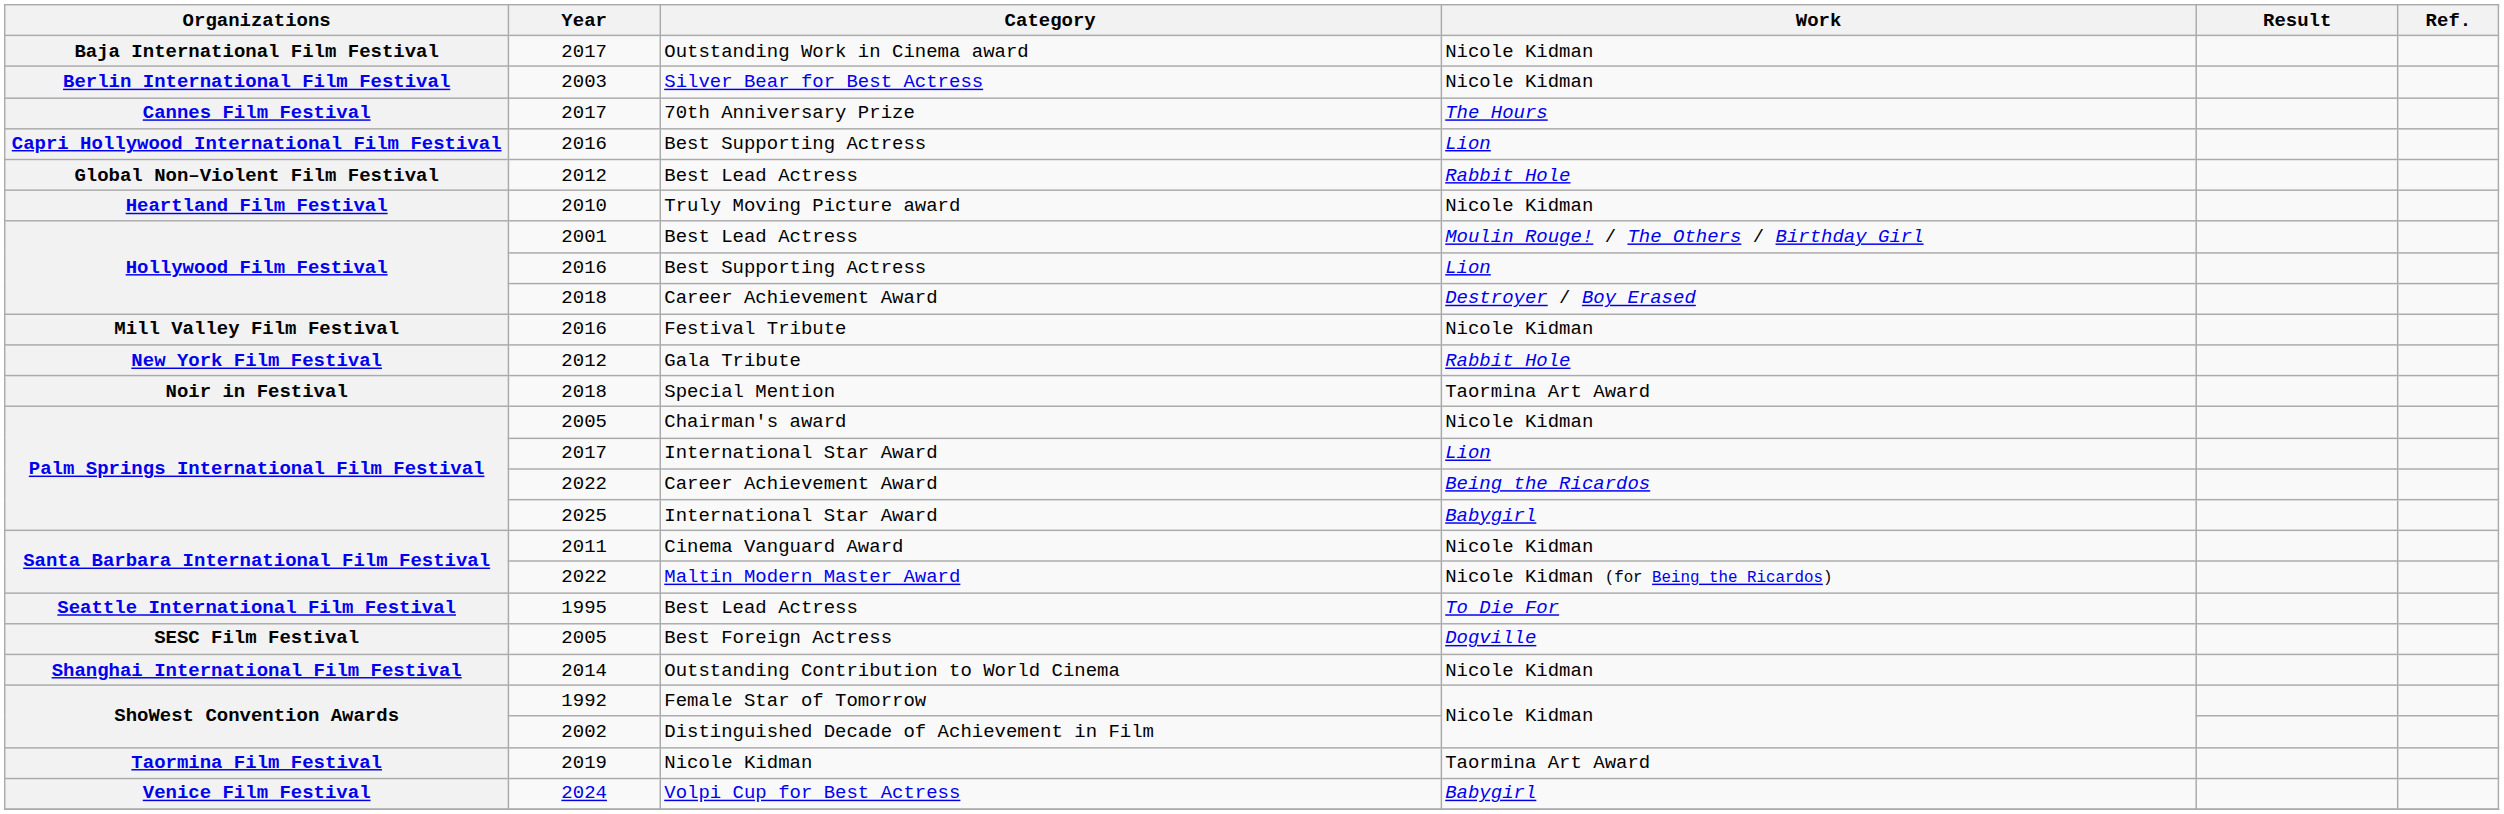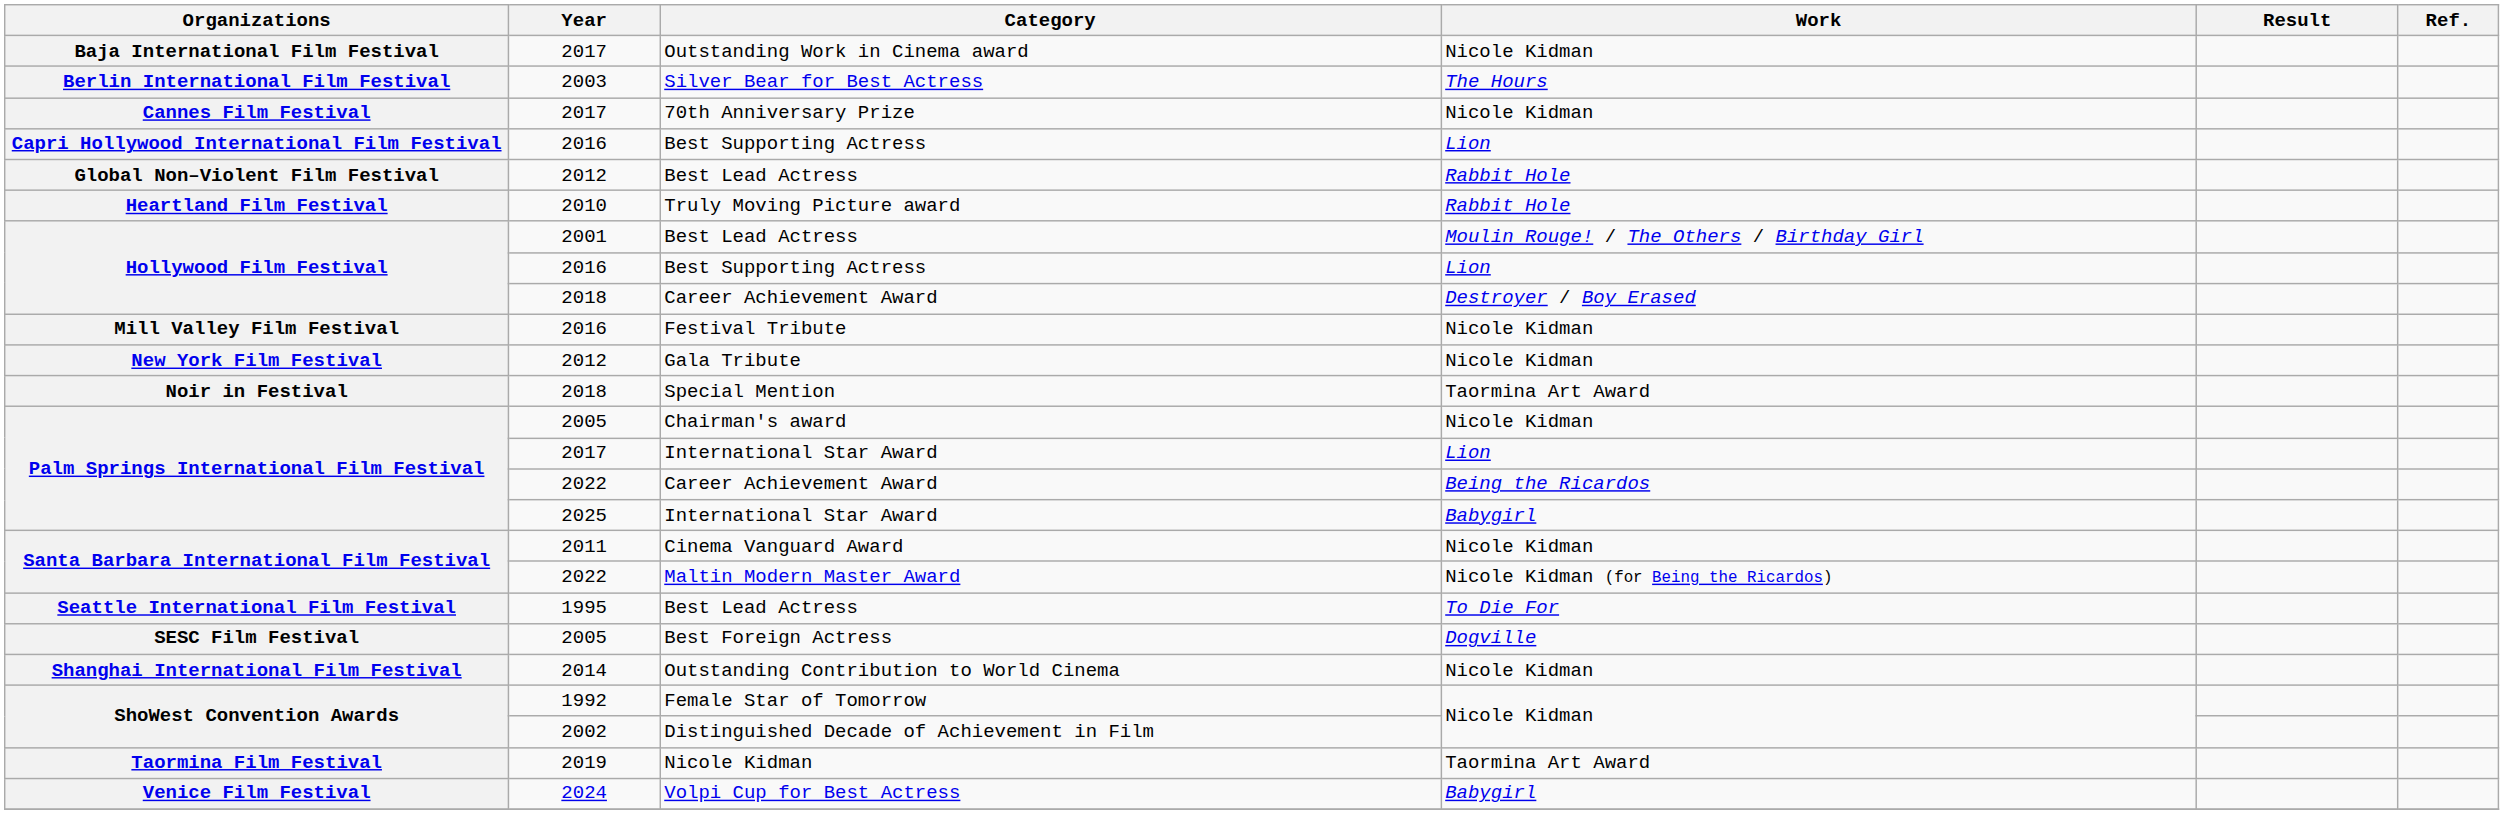(1519, 82) Nicole Kidman -> (1496, 82) The Hours
(1496, 113) The Hours -> (1519, 113) Nicole Kidman
(1519, 206) Nicole Kidman -> (1508, 206) Rabbit Hole
(1508, 360) Rabbit Hole -> (1519, 360) Nicole Kidman
